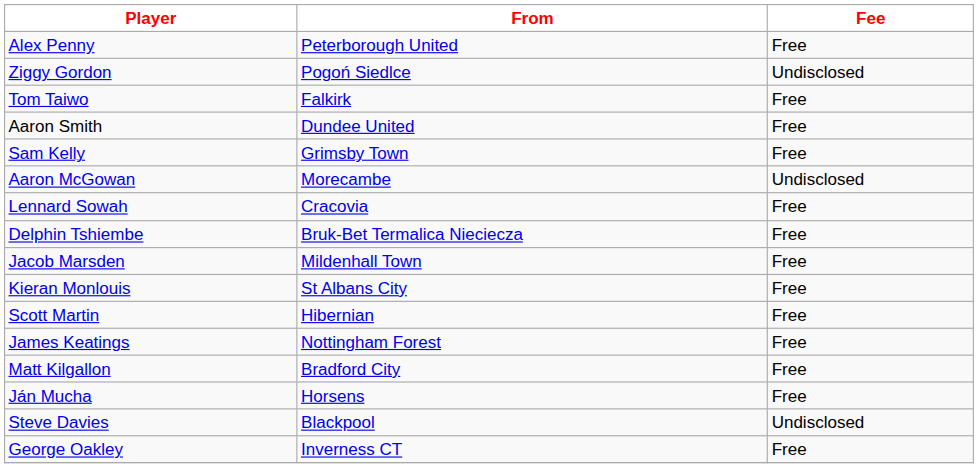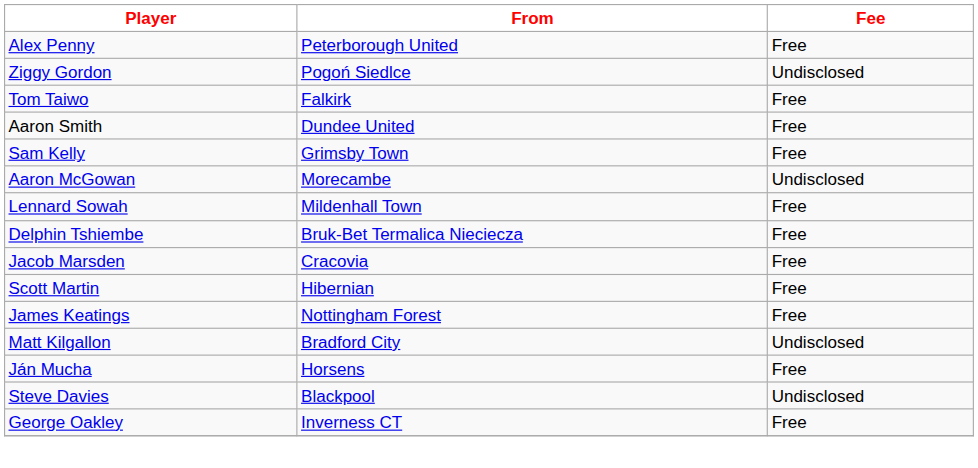(335, 207) Cracovia -> (361, 207) Mildenhall Town
(361, 261) Mildenhall Town -> (335, 261) Cracovia
- row: (70, 288)
(789, 369) Free -> (818, 342) Undisclosed
